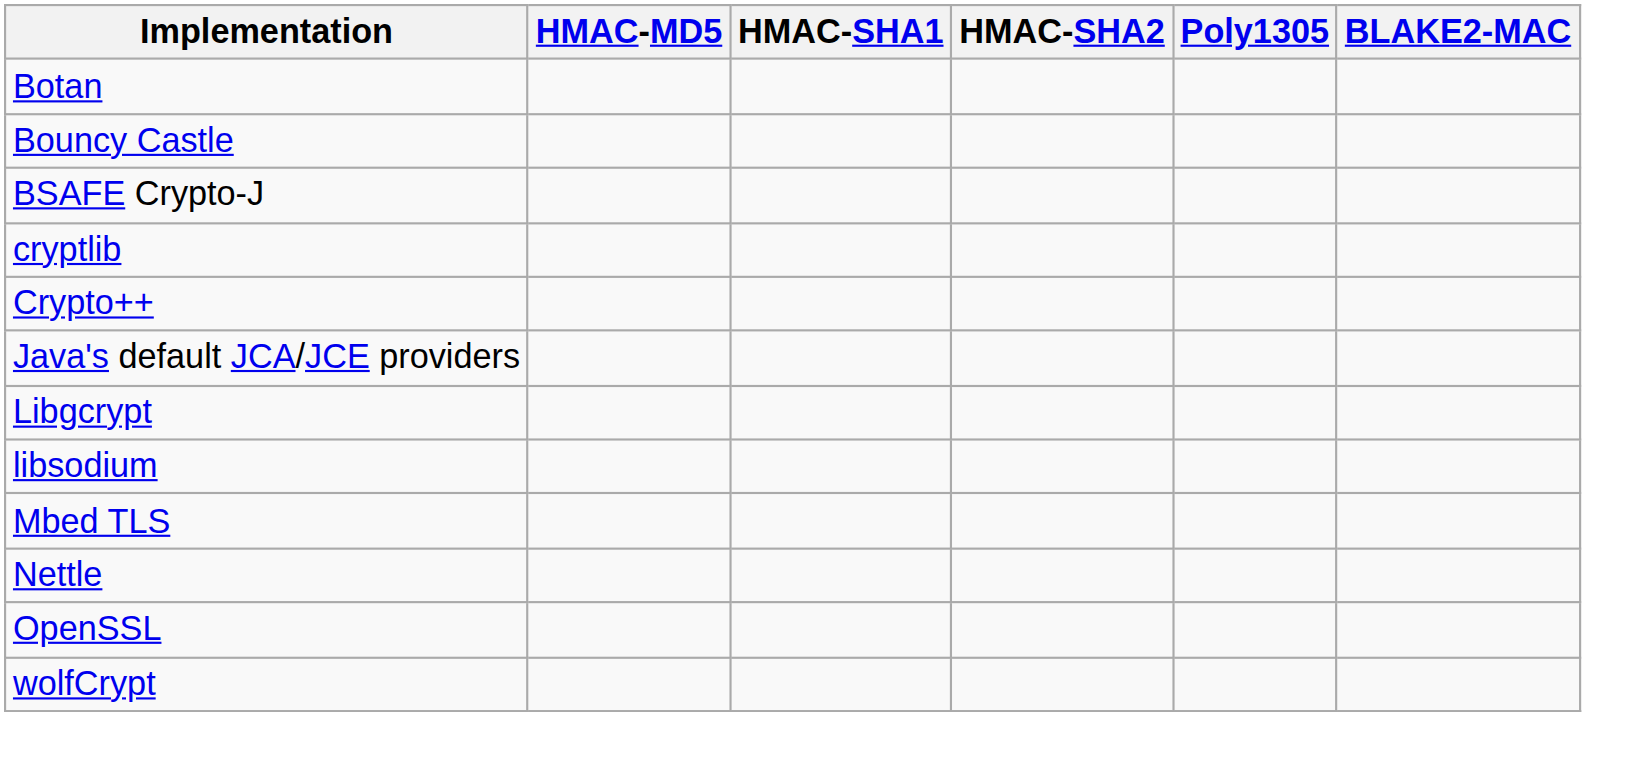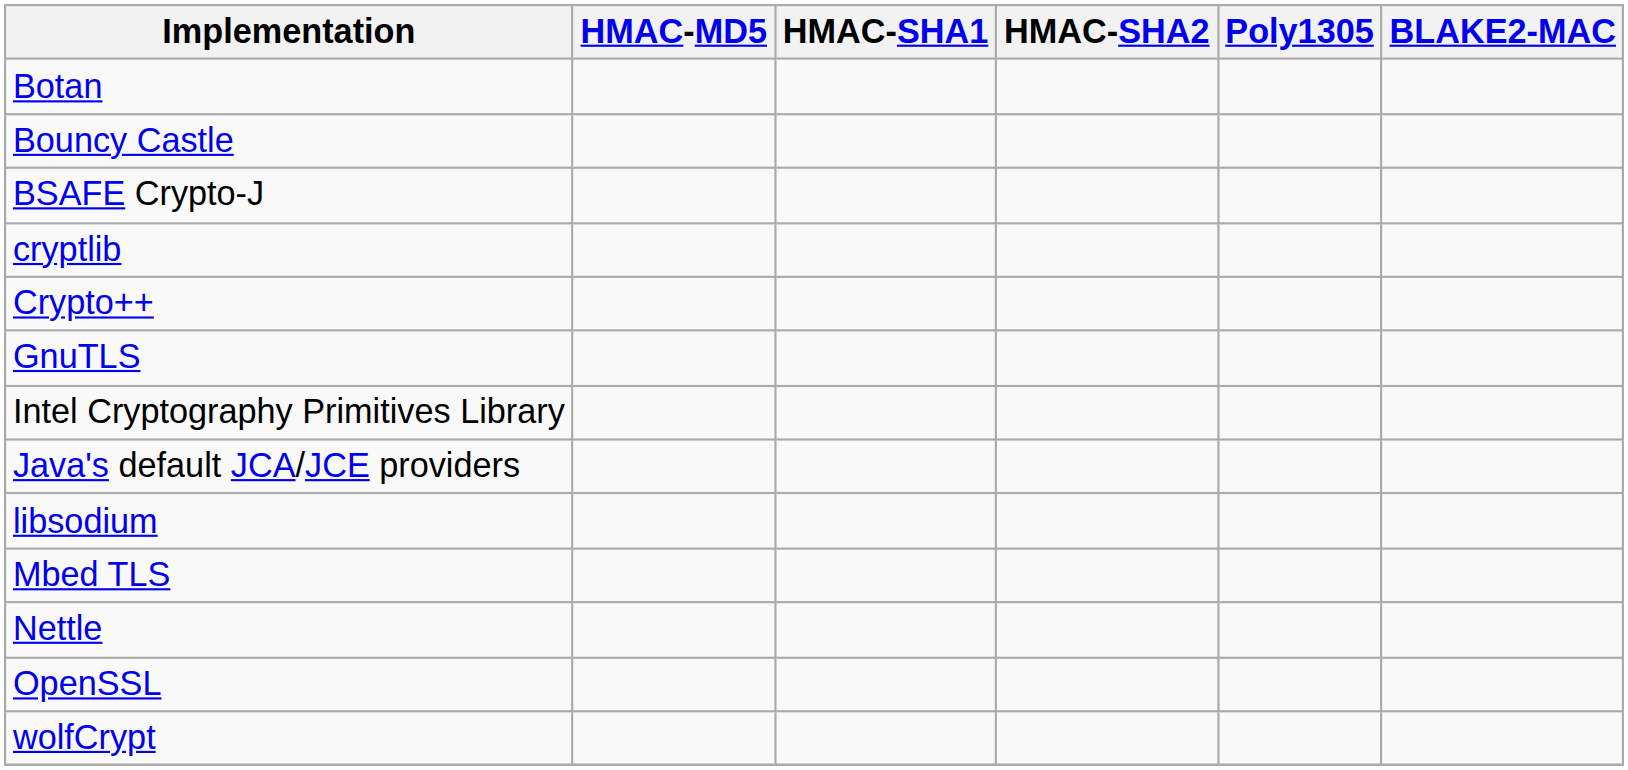+ row: (77, 357)
+ row: (289, 411)
- row: (82, 411)
